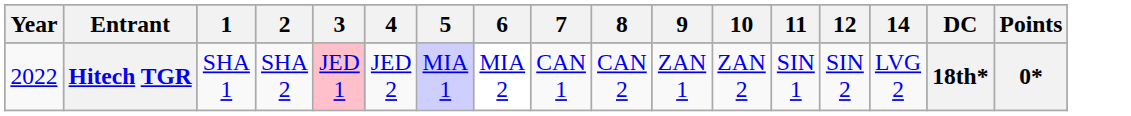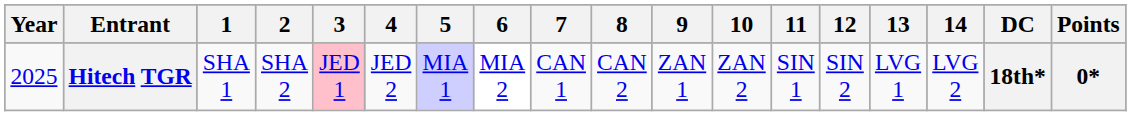+ column: (898, 23)
(34, 76) 2022 -> (34, 76) 2025
